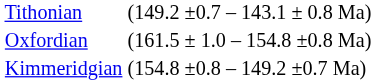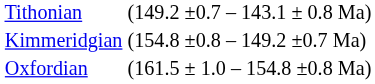rows swapped: (59, 68) <-> (41, 40)
